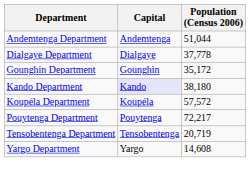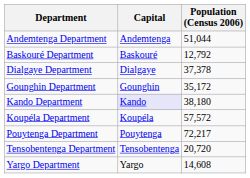+ row: (50, 54)
(197, 54) 37,778 -> (197, 70) 37,378
(197, 133) 20,719 -> (197, 149) 20,720
